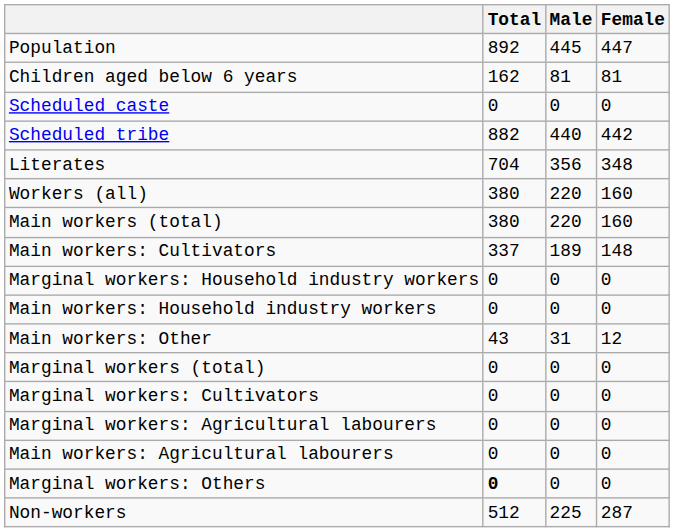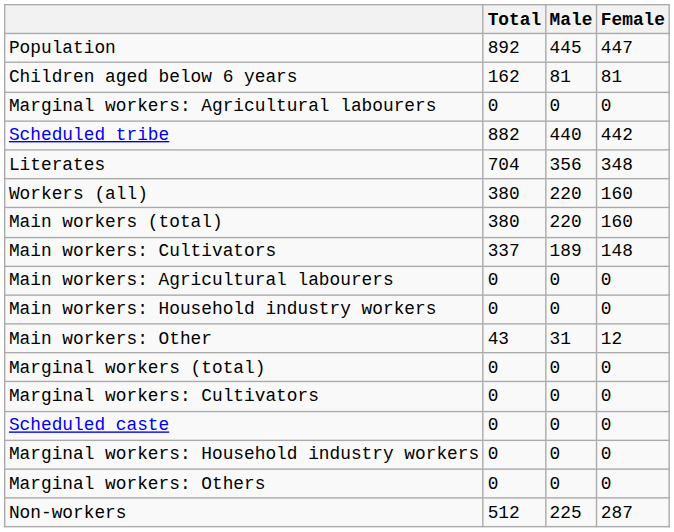rows swapped: (89, 106) <-> (223, 426)
rows swapped: (201, 455) <-> (244, 280)
(493, 484) bold -> (493, 484) normal
